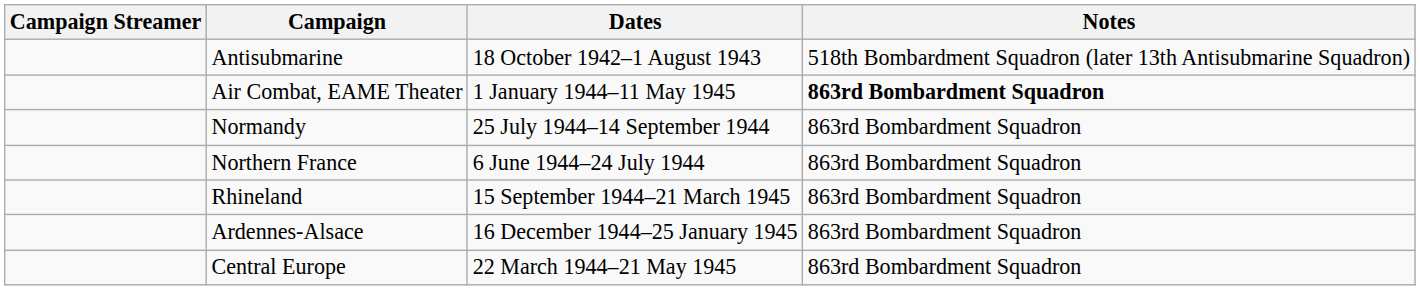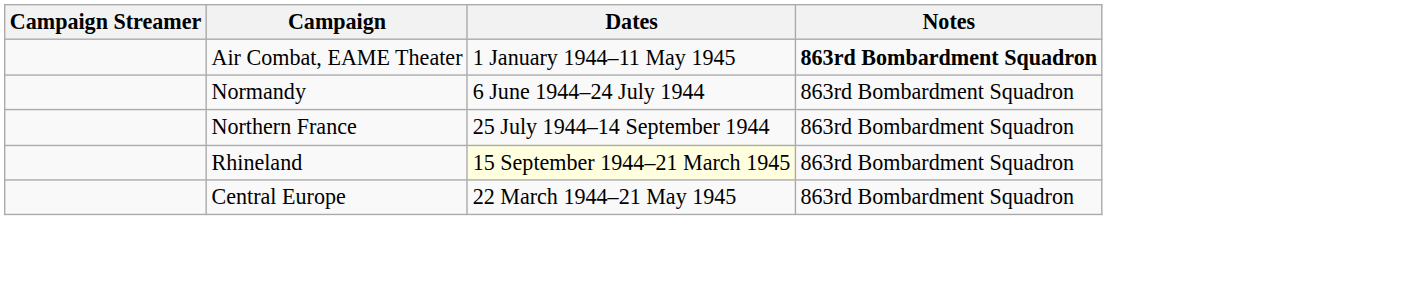- row: (277, 57)
(621, 127) 25 July 1944–14 September 1944 -> (589, 92) 6 June 1944–24 July 1944
(589, 162) 6 June 1944–24 July 1944 -> (621, 127) 25 July 1944–14 September 1944
(632, 197) no background -> (632, 162) lightyellow background
- row: (288, 232)
